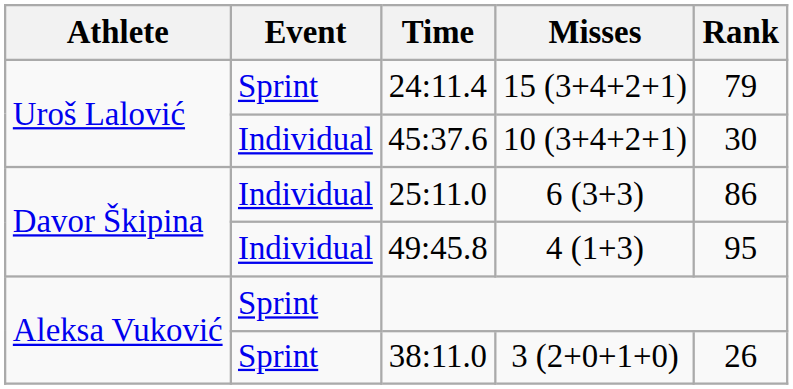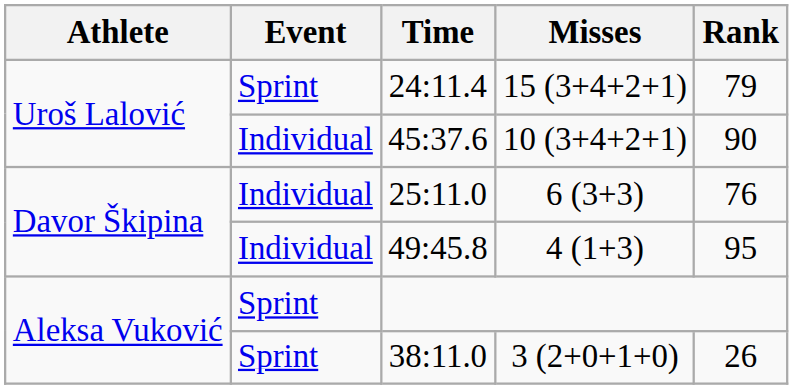(741, 140) 30 -> (741, 140) 90
(741, 194) 86 -> (741, 194) 76
